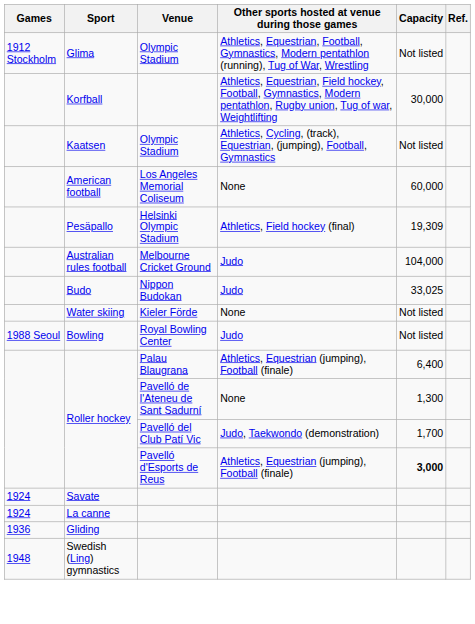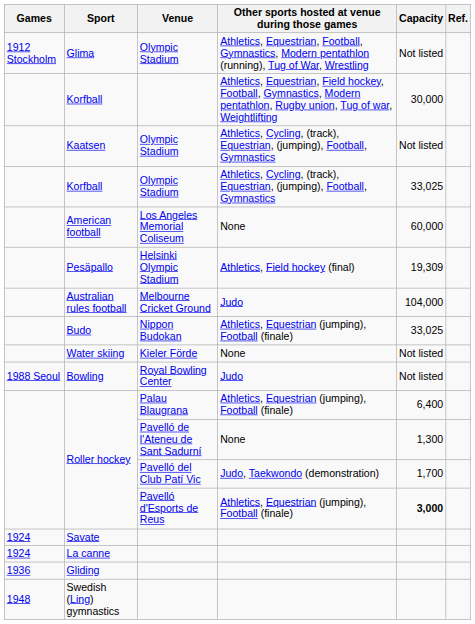+ row: (84, 186)
(232, 290) Judo -> (293, 330) Athletics, Equestrian (jumping), Football (finale)
